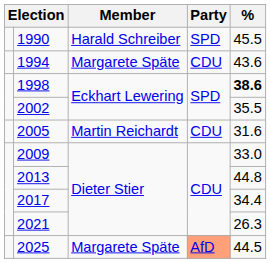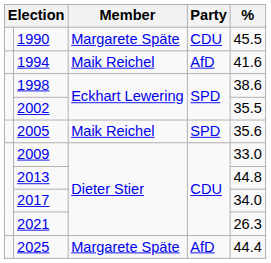(126, 39) Harald Schreiber -> (125, 39) Margarete Späte
(205, 39) SPD -> (206, 39) CDU
(125, 62) Margarete Späte -> (113, 62) Maik Reichel
(206, 62) CDU -> (203, 62) AfD
(248, 62) 43.6 -> (248, 62) 41.6
(248, 85) bold -> (248, 85) normal
(125, 131) Martin Reichardt -> (113, 131) Maik Reichel
(206, 131) CDU -> (205, 131) SPD
(248, 131) 31.6 -> (248, 131) 35.6
(248, 200) 34.4 -> (248, 200) 34.0
(203, 246) lightsalmon background -> (203, 246) no background
(248, 246) 44.5 -> (248, 246) 44.4
